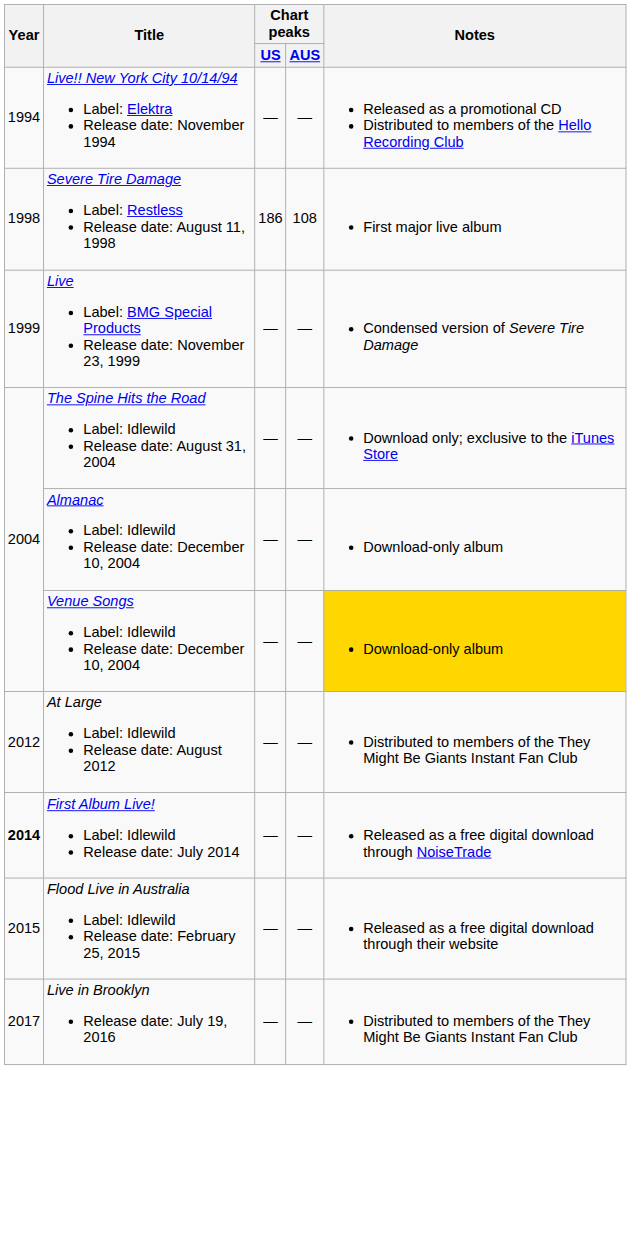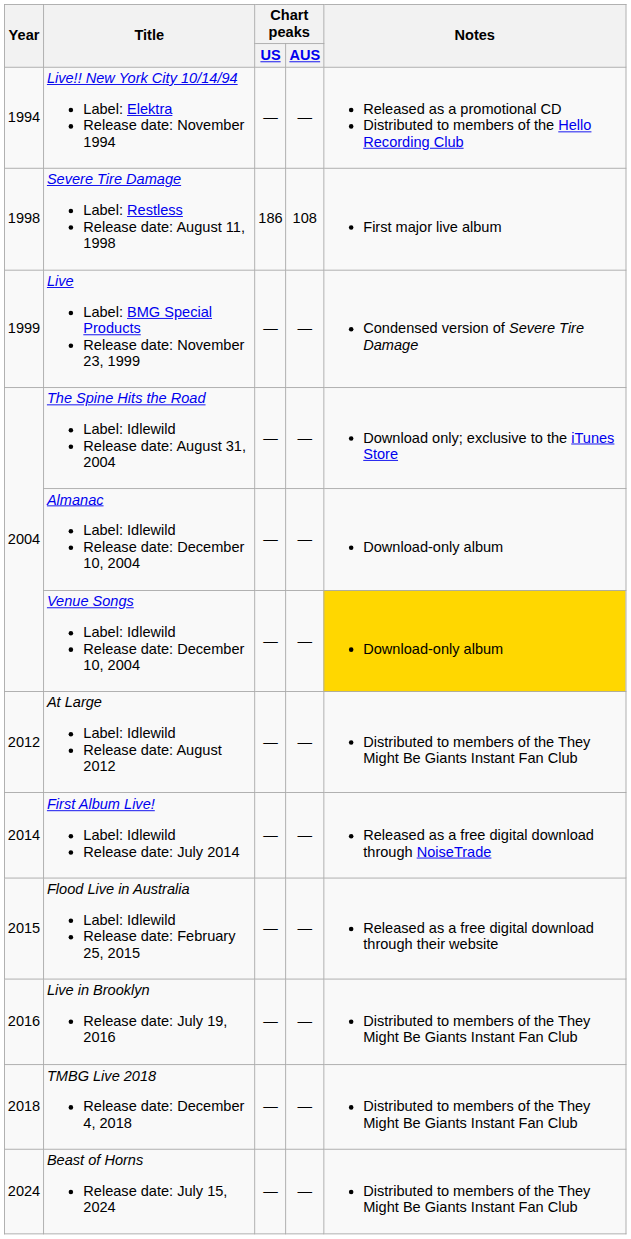(24, 835) bold -> (24, 835) normal
(24, 1021) 2017 -> (24, 1021) 2016
+ row: (149, 1099)
+ row: (149, 1184)
